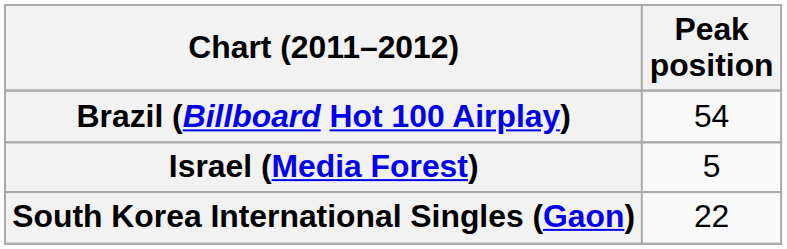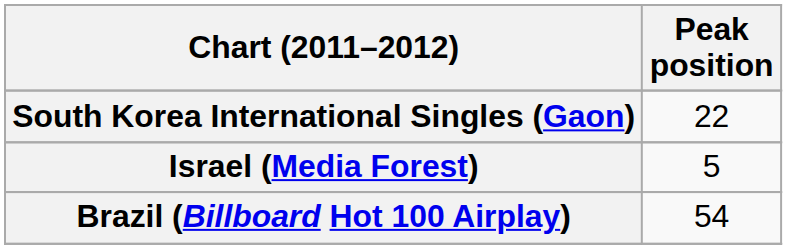rows swapped: (324, 116) <-> (324, 217)
